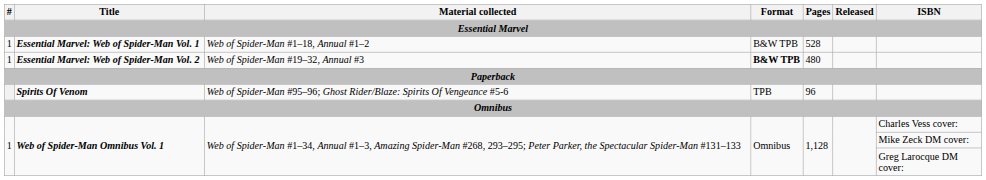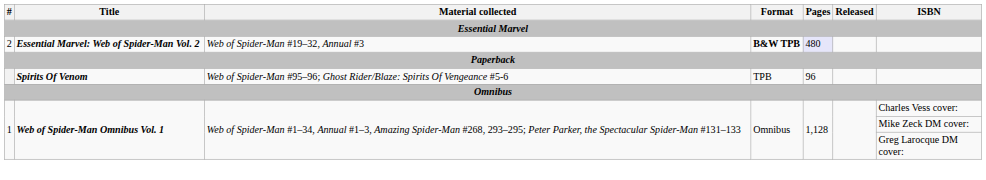- row: (108, 44)
(9, 60) 1 -> (9, 44) 2
(813, 60) no background -> (813, 44) lavender background
